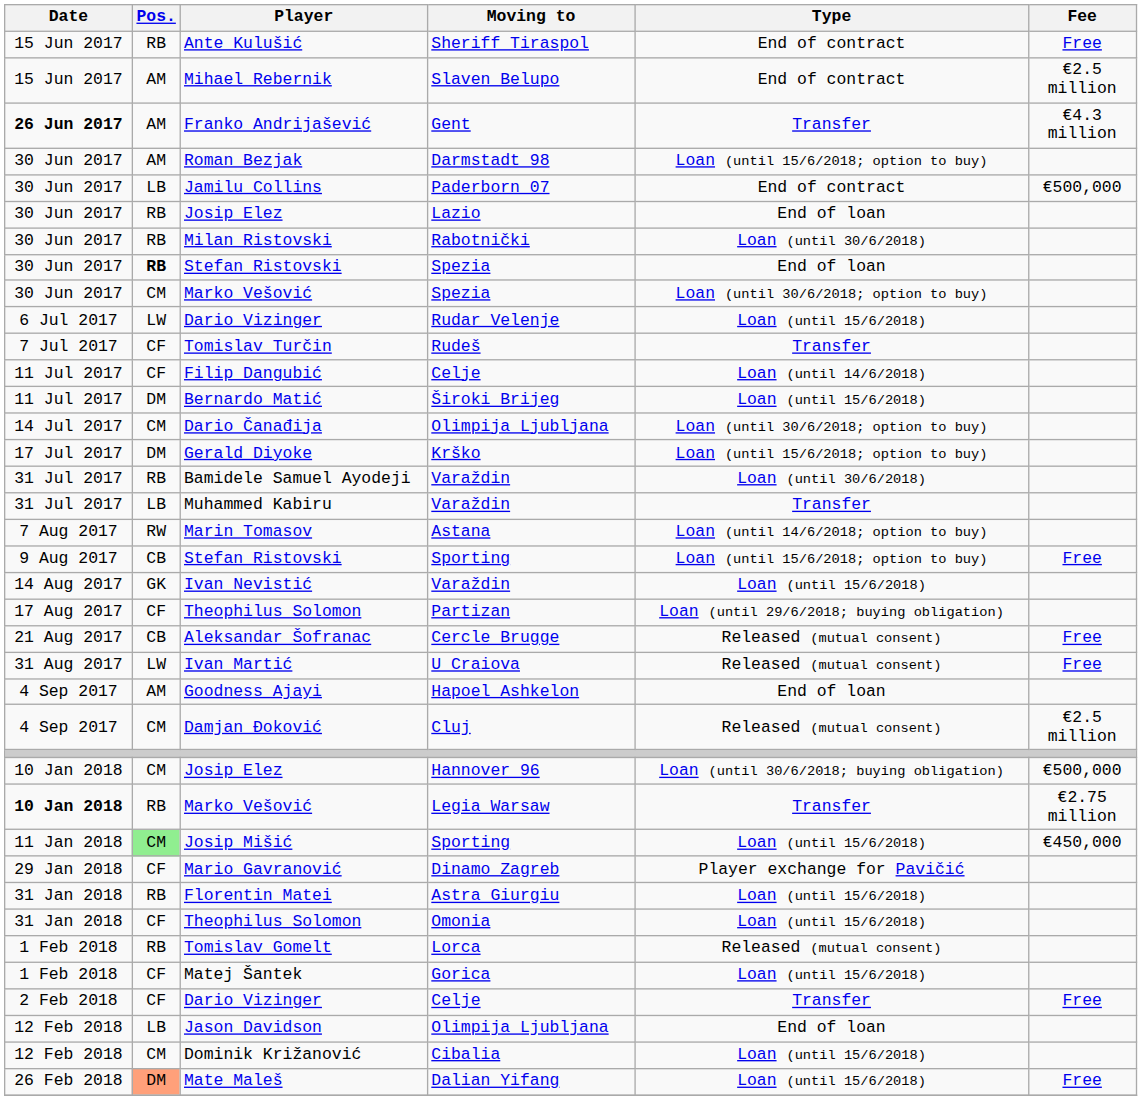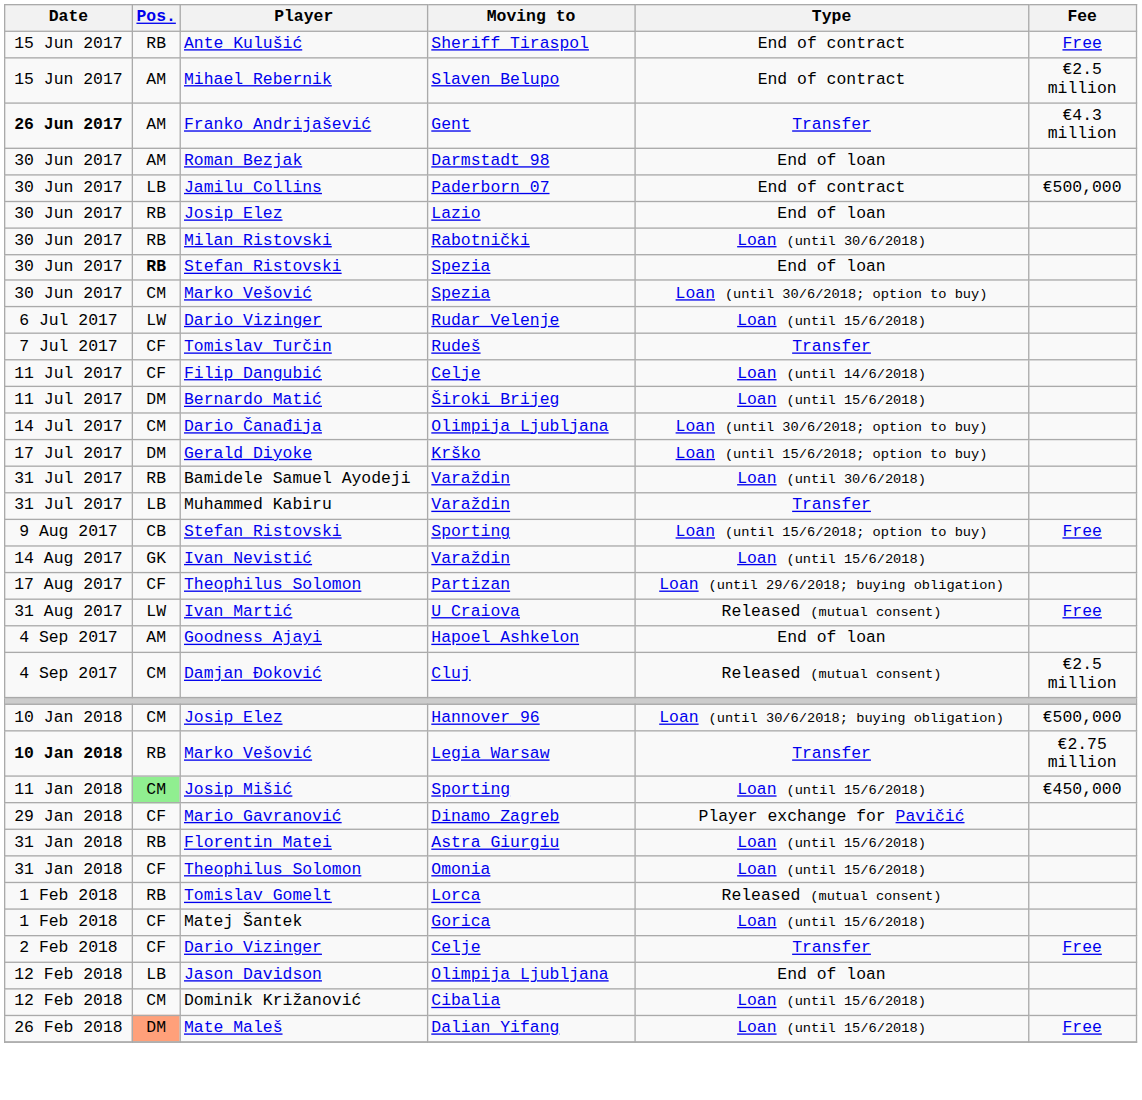(832, 162) Loan (until 15/6/2018; option to buy) -> (832, 162) End of loan
- row: (248, 533)
- row: (278, 639)
